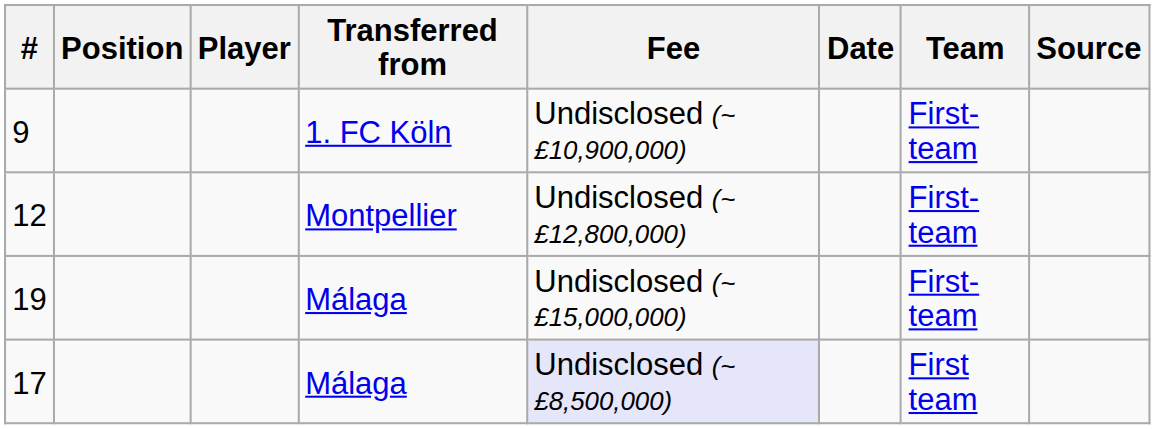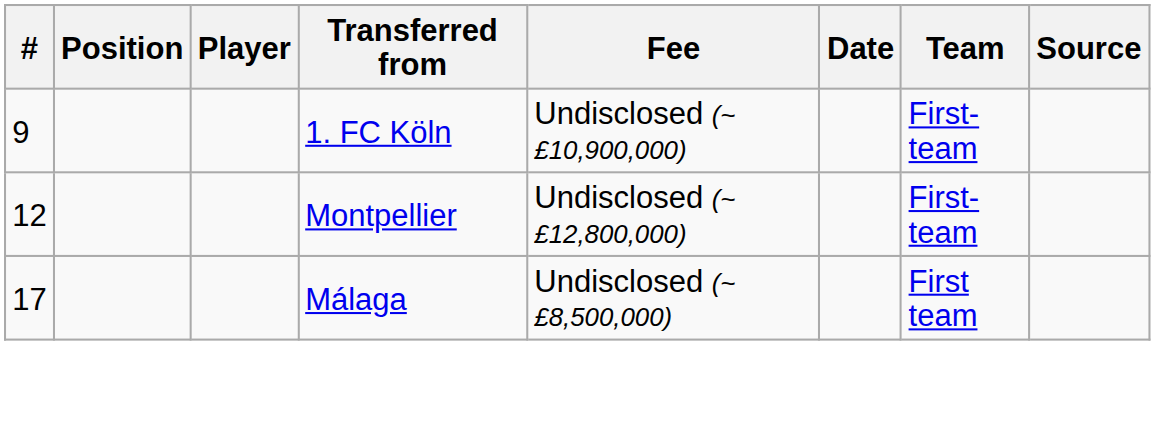- row: (29, 298)
(635, 382) lavender background -> (635, 298) no background
